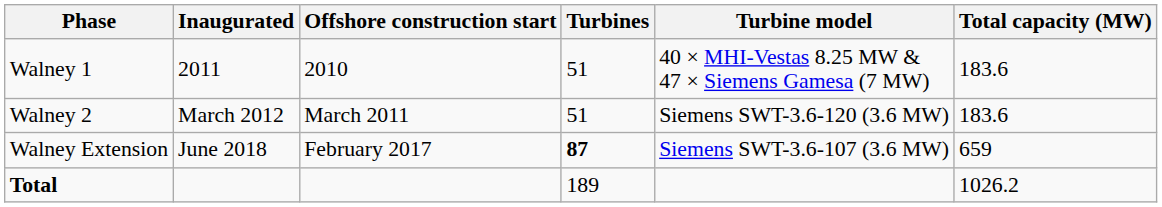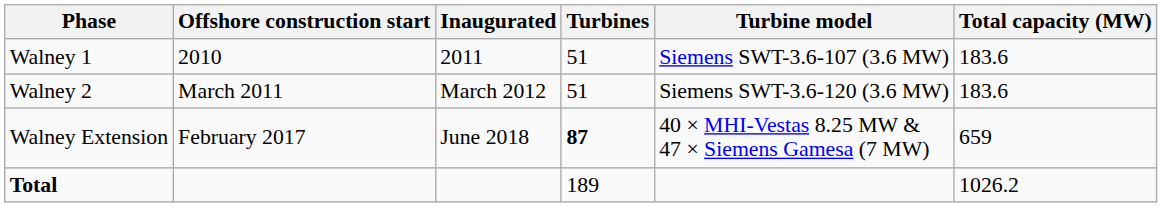columns swapped: (430, 21) <-> (236, 21)
(794, 68) 40 × MHI-Vestas 8.25 MW & 47 × Siemens Gamesa (7 MW) -> (804, 56) Siemens SWT-3.6-107 (3.6 MW)
(804, 149) Siemens SWT-3.6-107 (3.6 MW) -> (794, 137) 40 × MHI-Vestas 8.25 MW & 47 × Siemens Gamesa (7 MW)
